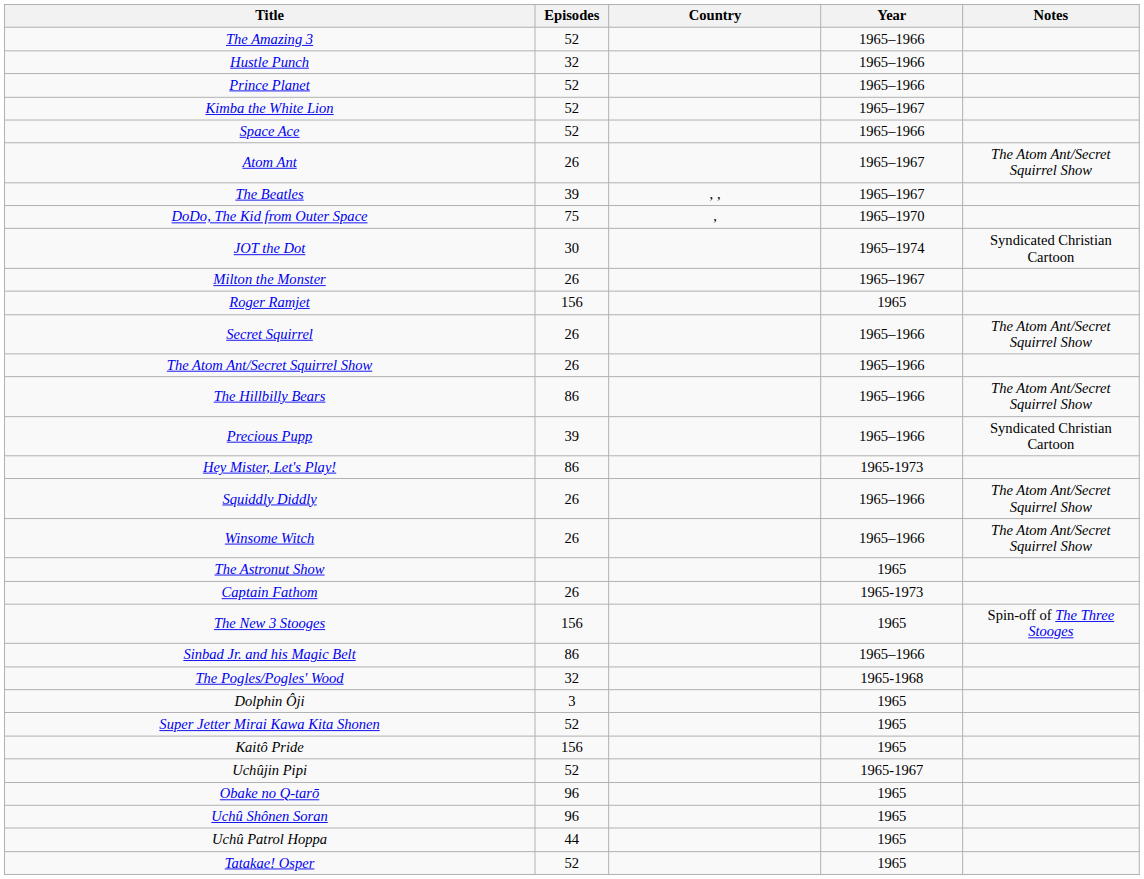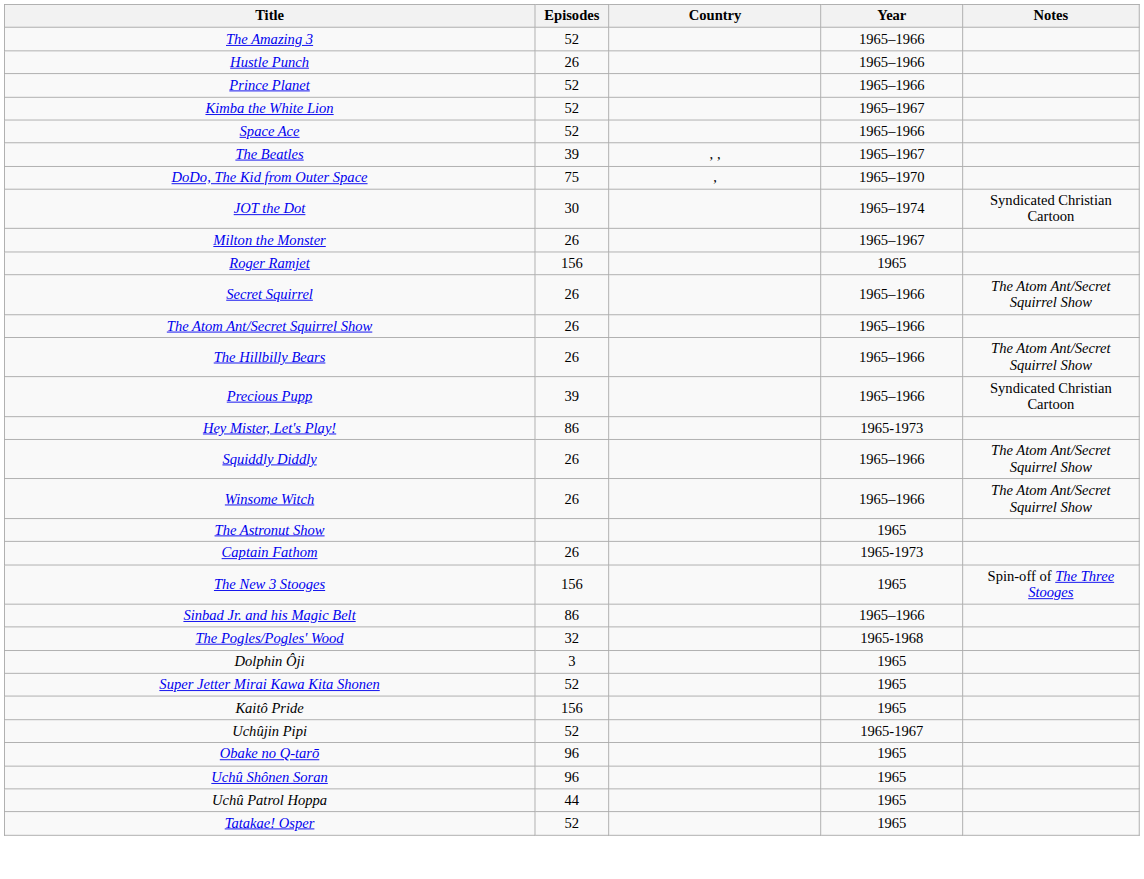(572, 62) 32 -> (572, 62) 26
- row: (270, 162)
(572, 396) 86 -> (572, 357) 26
